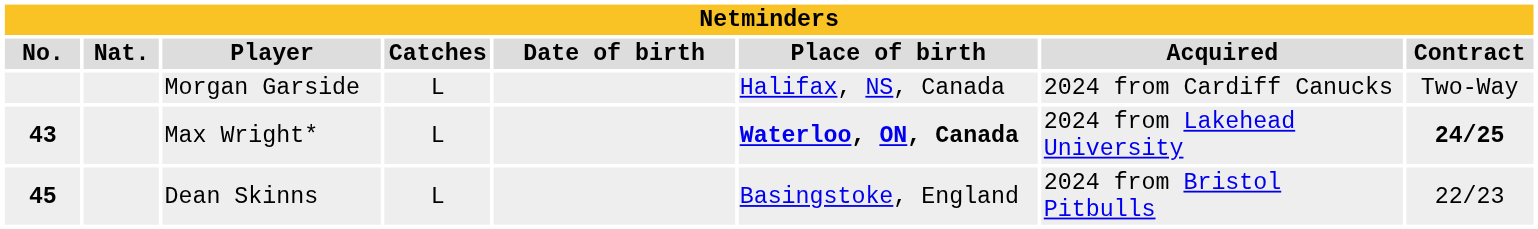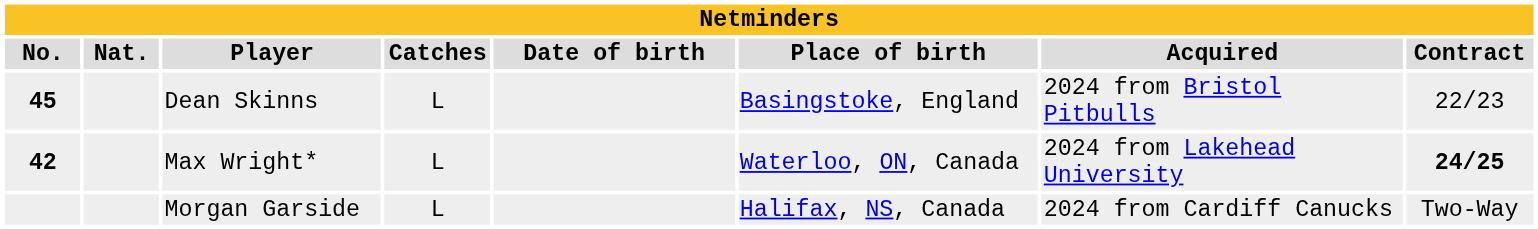rows swapped: (262, 87) <-> (241, 196)
(43, 135) 43 -> (43, 162) 42
(879, 135) bold -> (879, 162) normal
